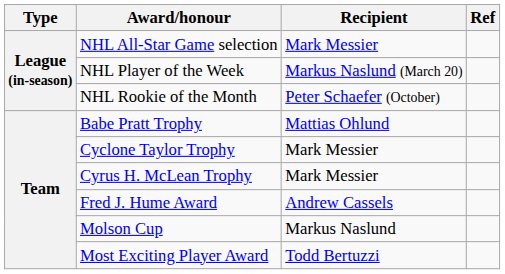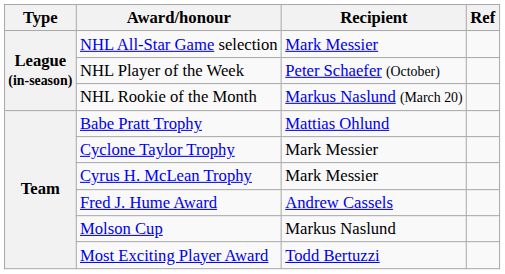(374, 70) Markus Naslund (March 20) -> (363, 70) Peter Schaefer (October)
(363, 96) Peter Schaefer (October) -> (374, 96) Markus Naslund (March 20)
